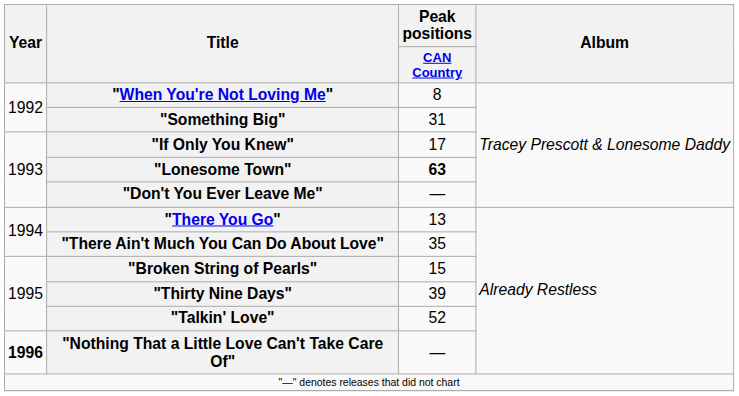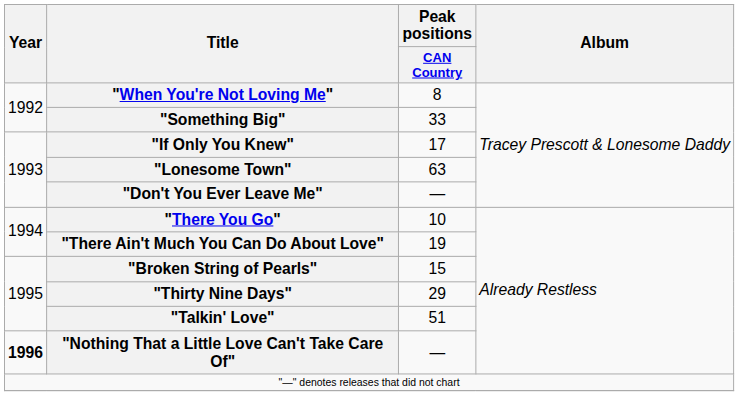(437, 119) 31 -> (437, 119) 33
(437, 169) bold -> (437, 169) normal
(437, 219) 13 -> (437, 219) 10
(437, 244) 35 -> (437, 244) 19
(437, 293) 39 -> (437, 293) 29
(437, 318) 52 -> (437, 318) 51
